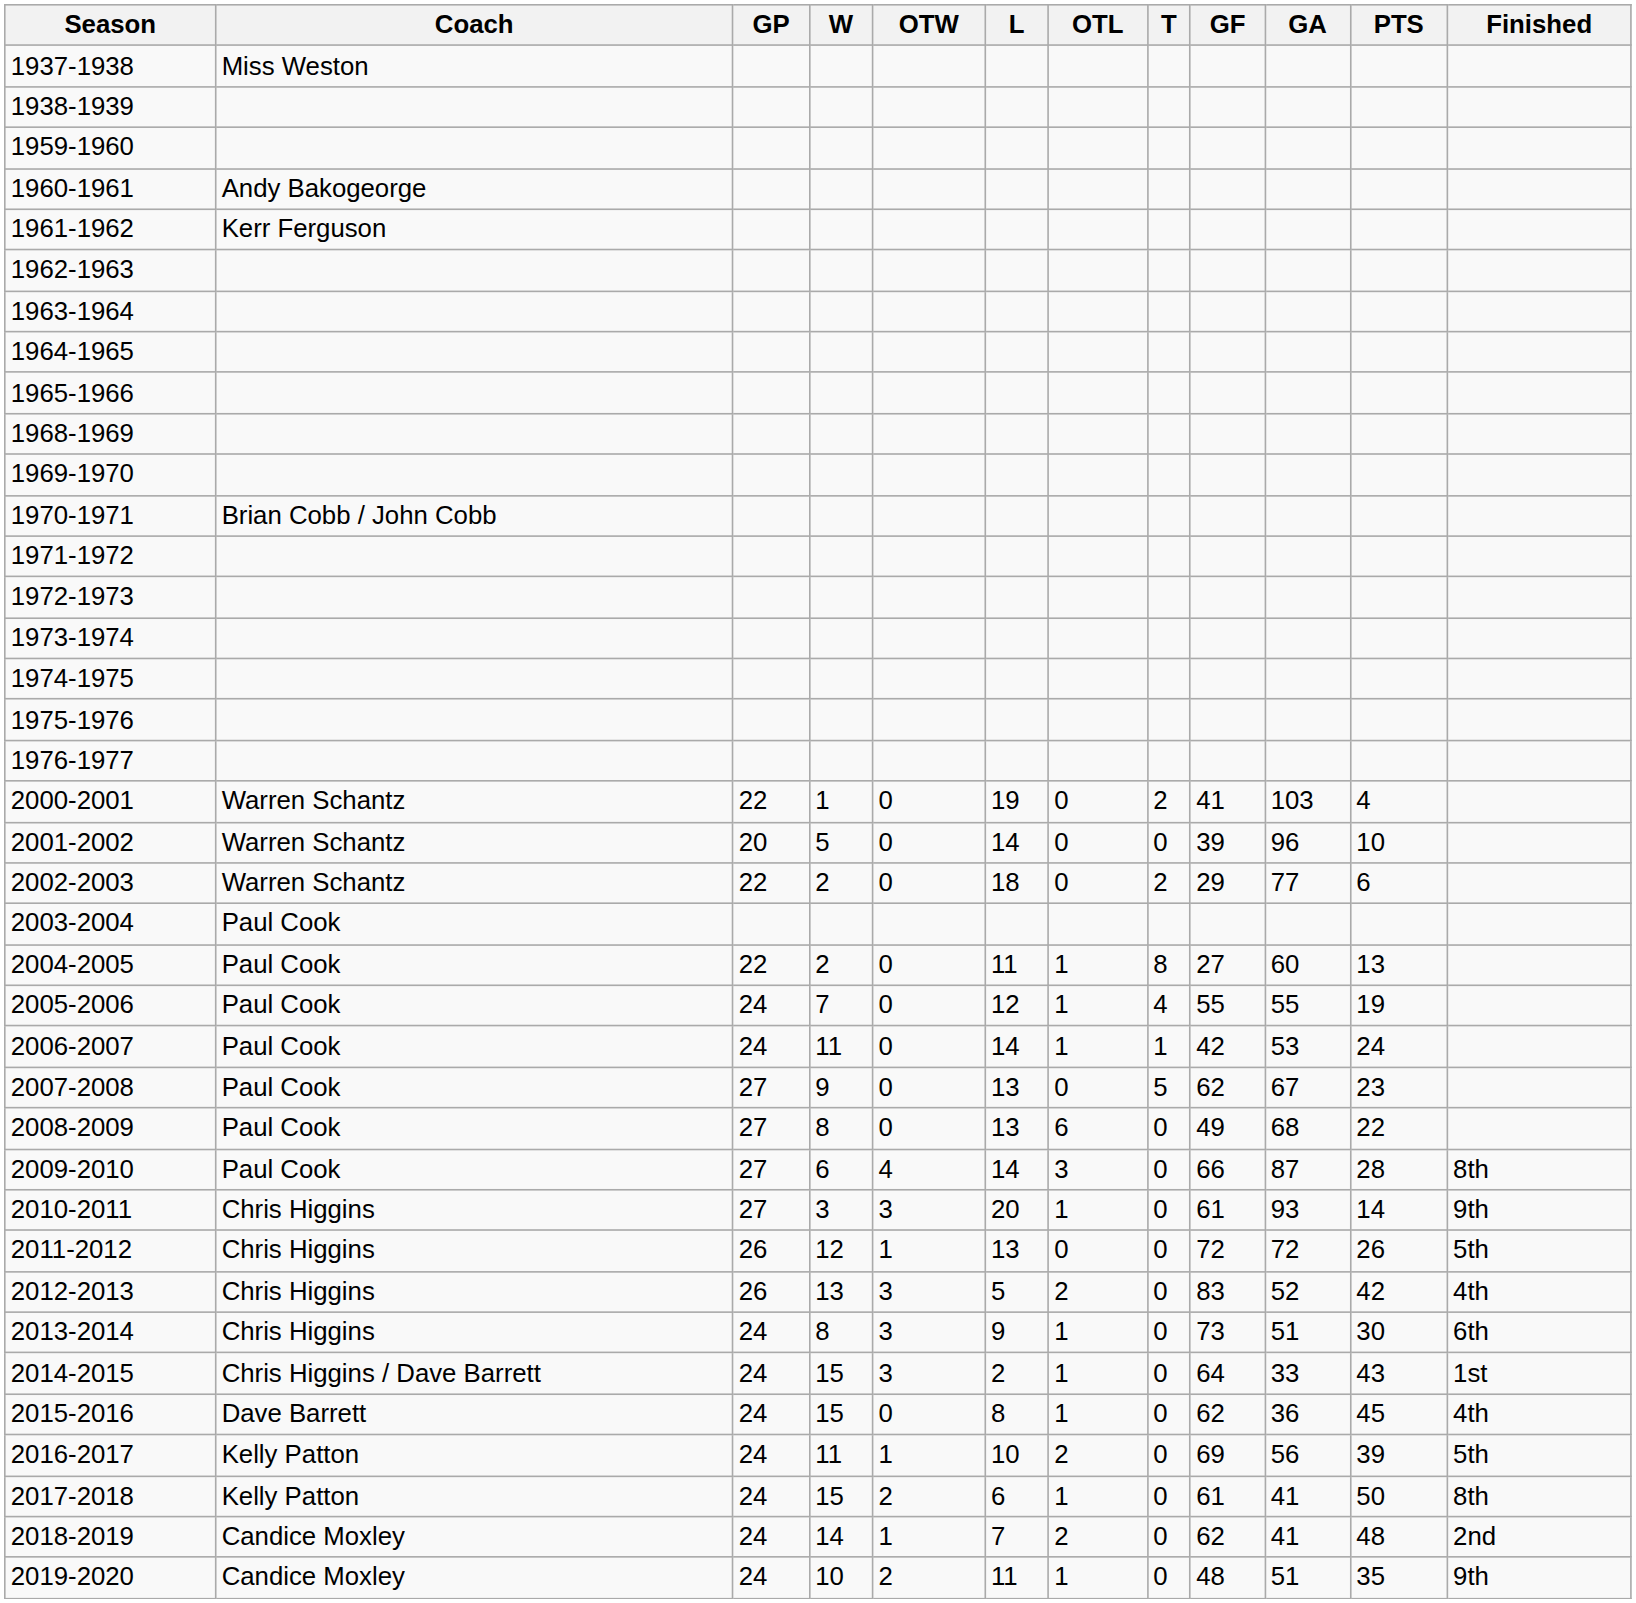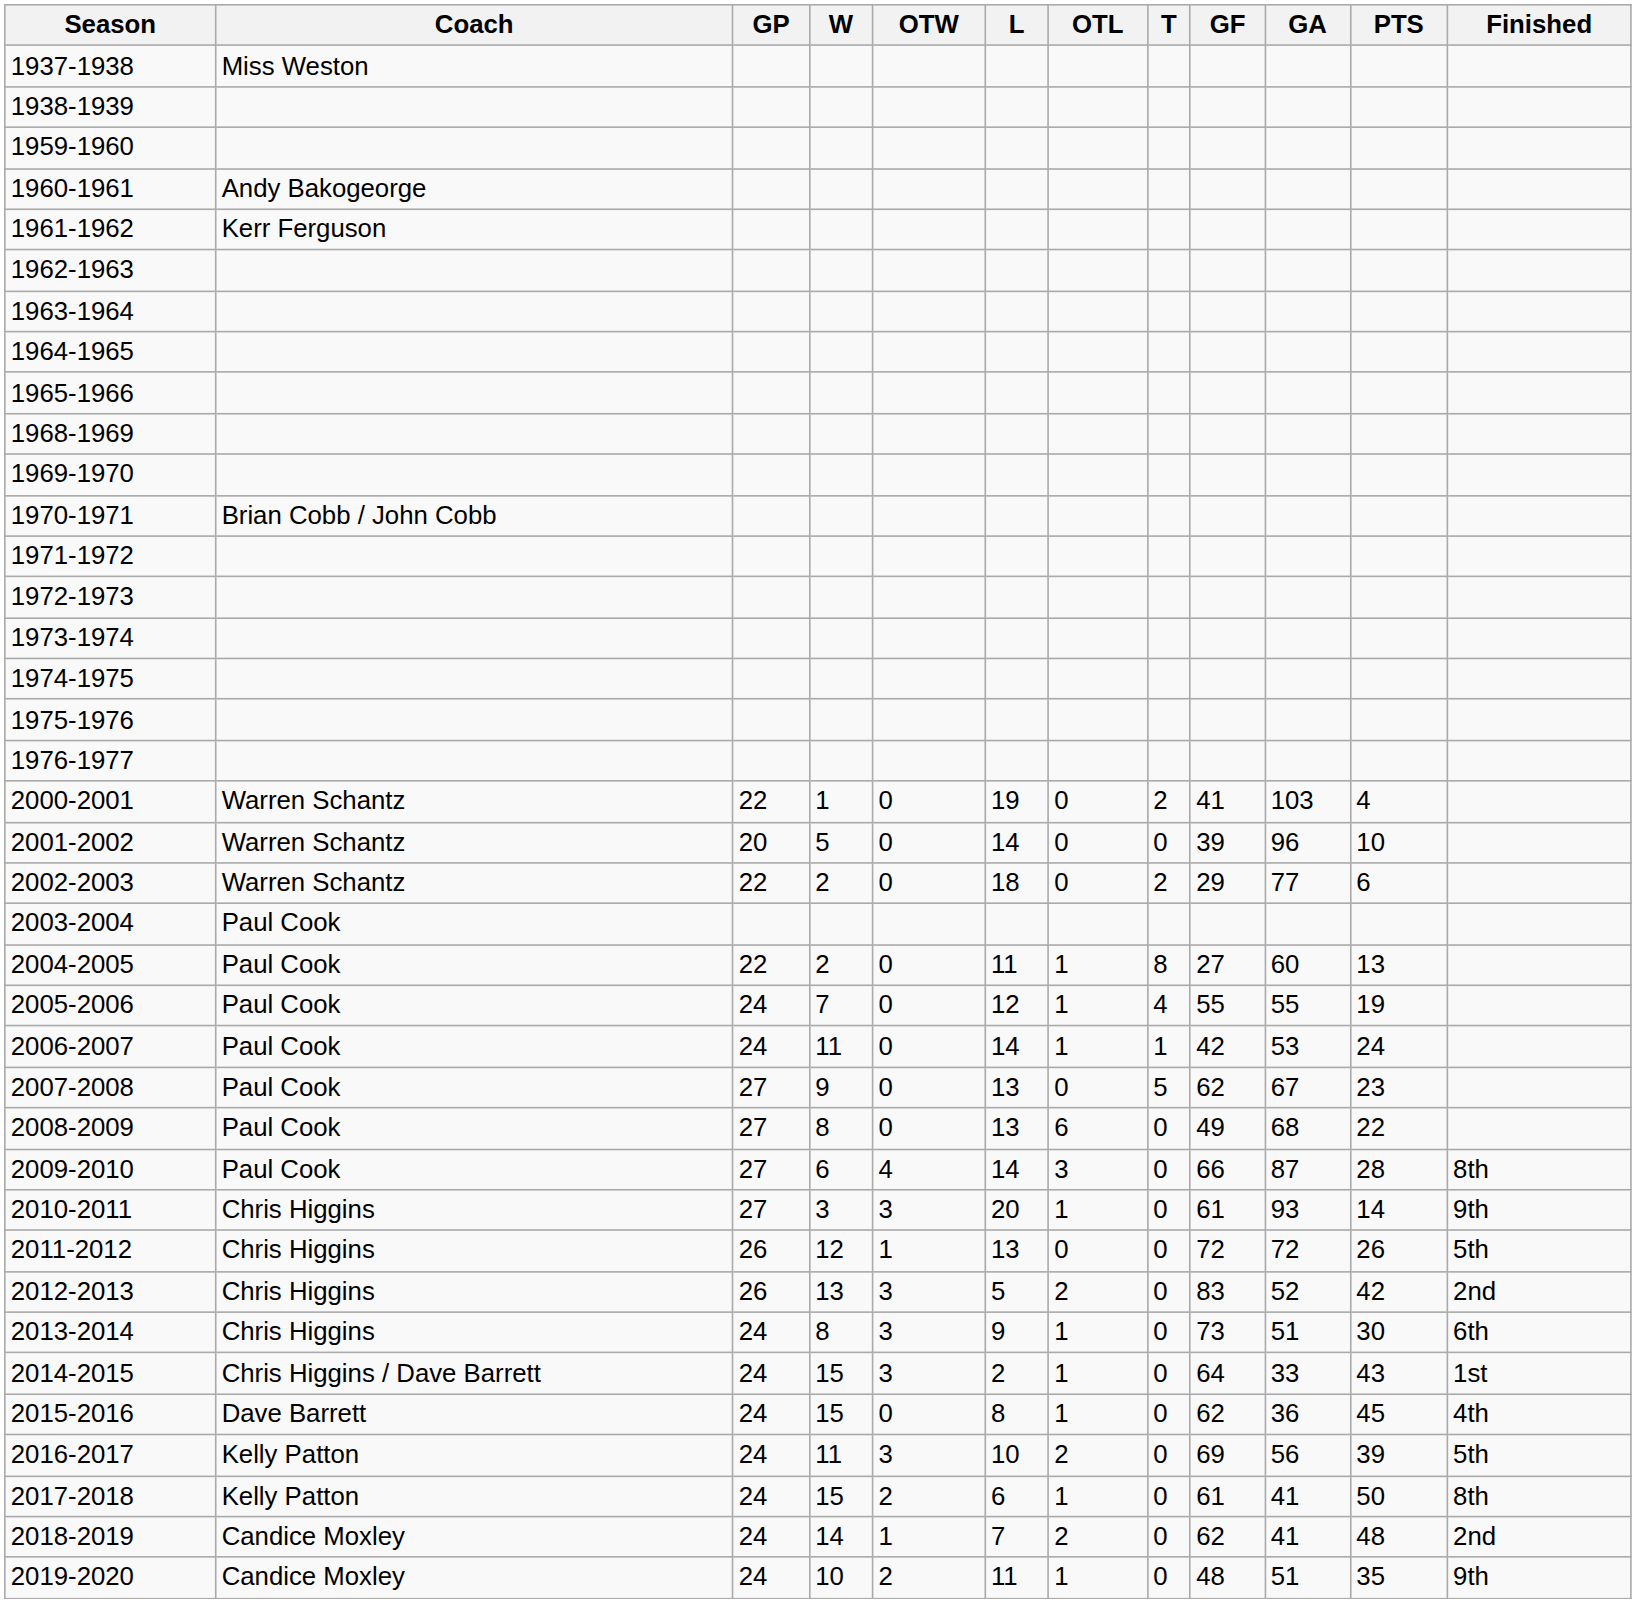(1471, 1291) 4th -> (1475, 1291) 2nd
(886, 1454) 1 -> (886, 1454) 3
